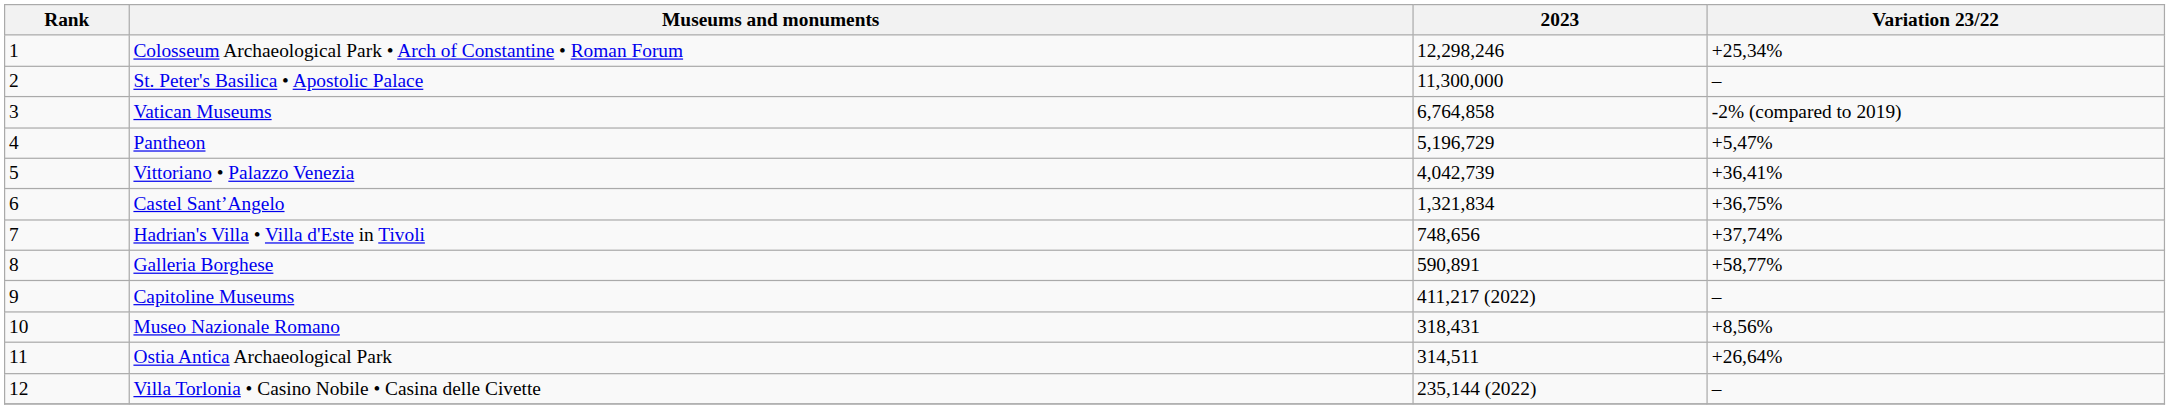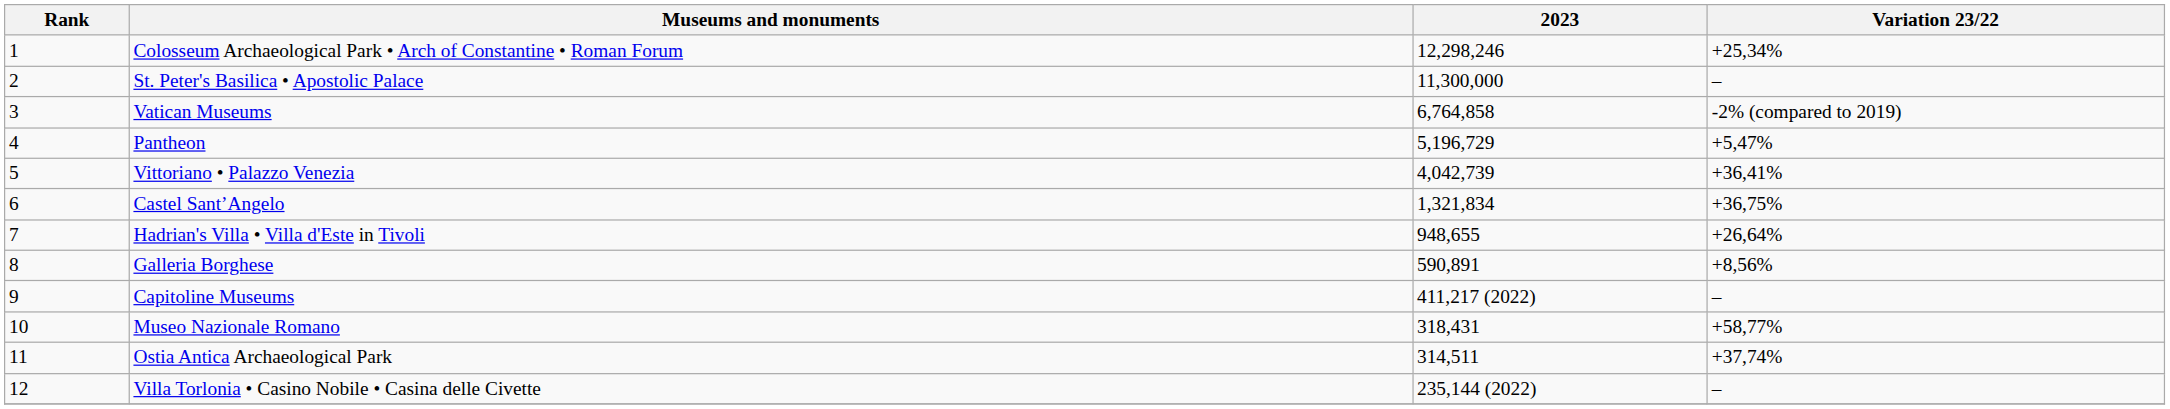(1448, 234) 748,656 -> (1448, 234) 948,655
(1747, 234) +37,74% -> (1747, 234) +26,64%
(1747, 265) +58,77% -> (1742, 265) +8,56%
(1742, 326) +8,56% -> (1747, 326) +58,77%
(1747, 357) +26,64% -> (1747, 357) +37,74%
